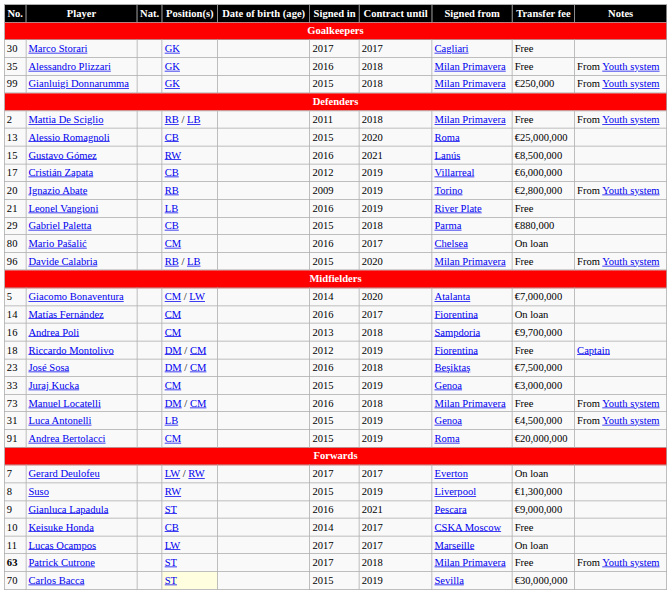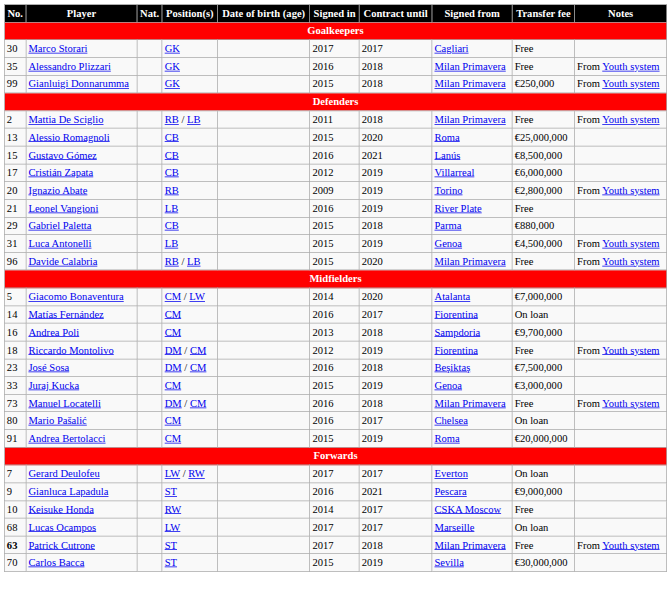(173, 155) RW -> (172, 155) CB
rows swapped: (60, 420) <-> (58, 243)
(594, 350) Captain -> (618, 350) From Youth system
- row: (39, 491)
(172, 527) CB -> (173, 509) RW
(12, 544) 11 -> (12, 527) 68
(171, 580) lightyellow background -> (171, 562) no background
